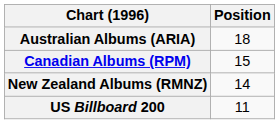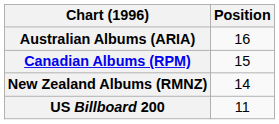(242, 38) 18 -> (242, 38) 16
